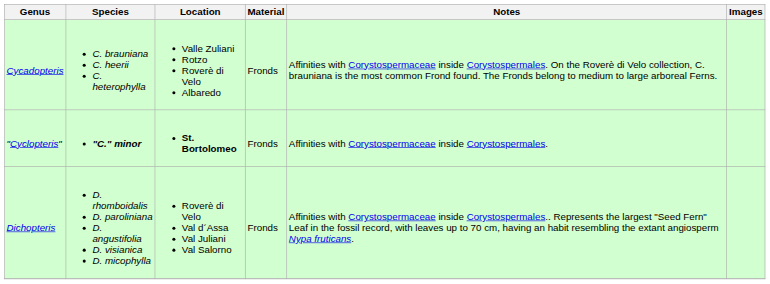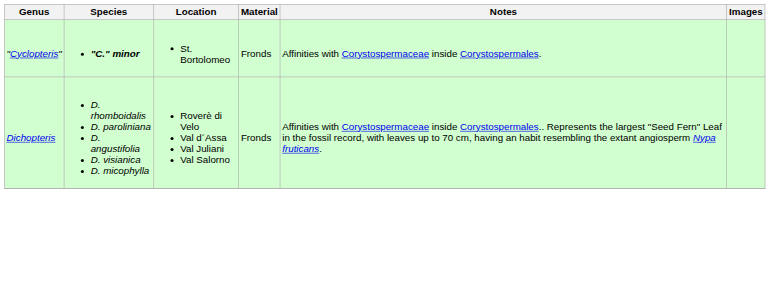- row: (35, 70)
(200, 144) bold -> (196, 54) normal
